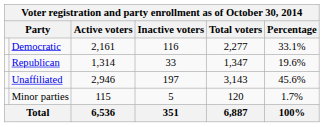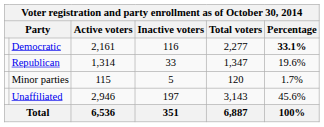(292, 46) normal -> (292, 46) bold
rows swapped: (37, 79) <-> (40, 96)
